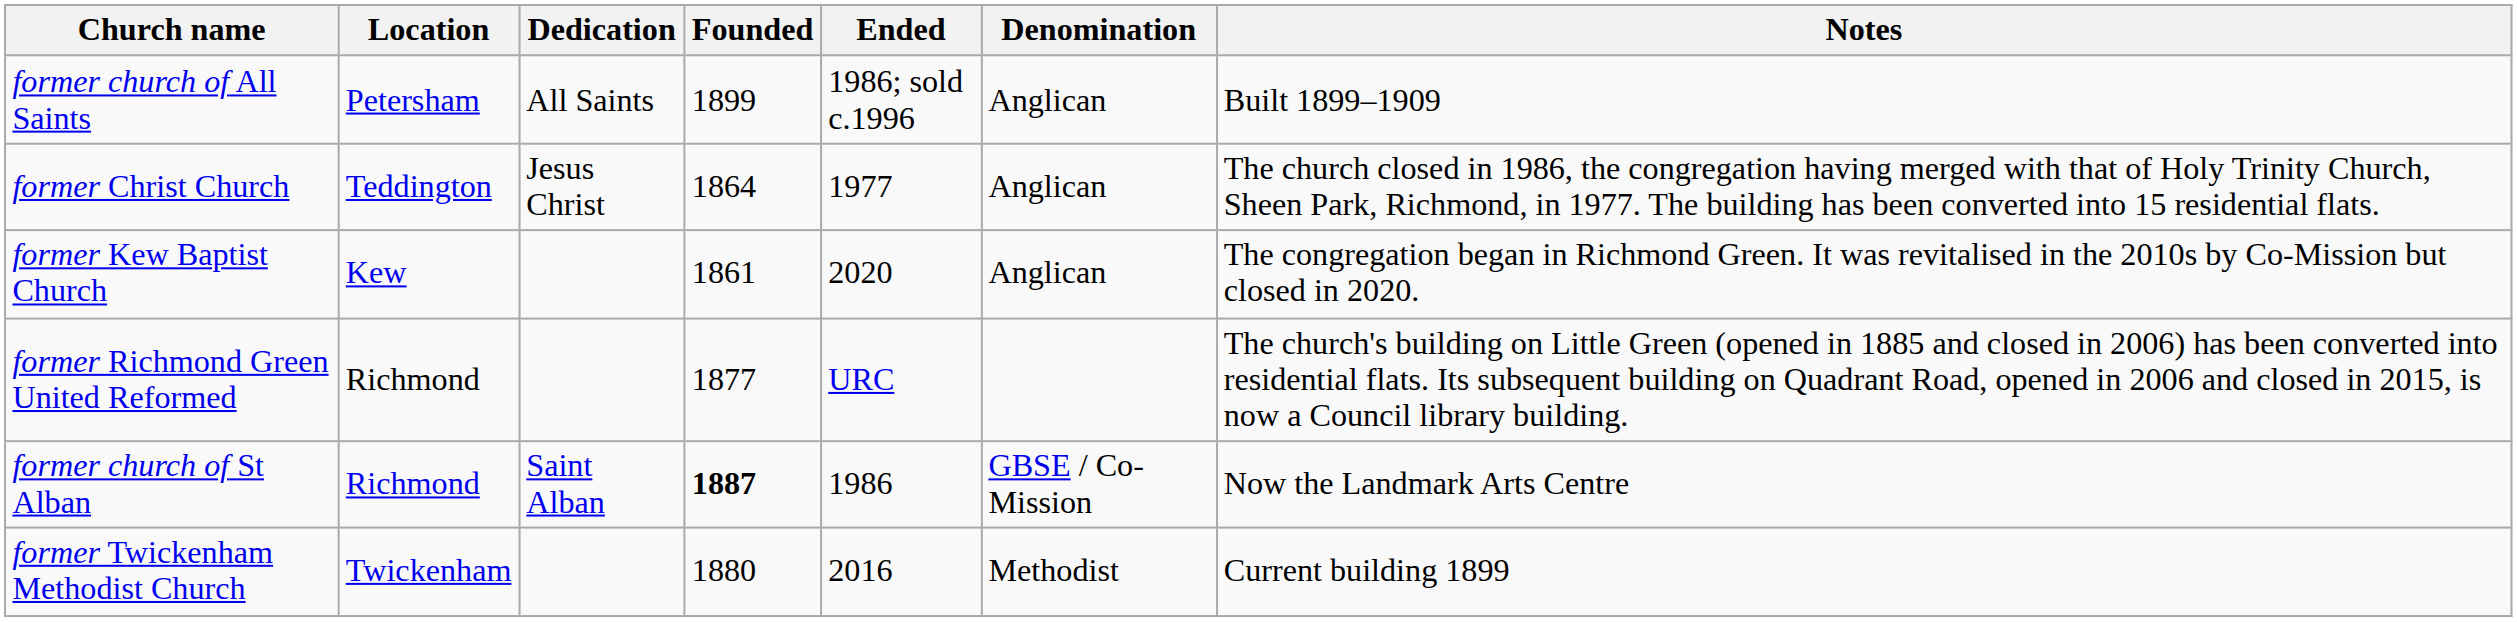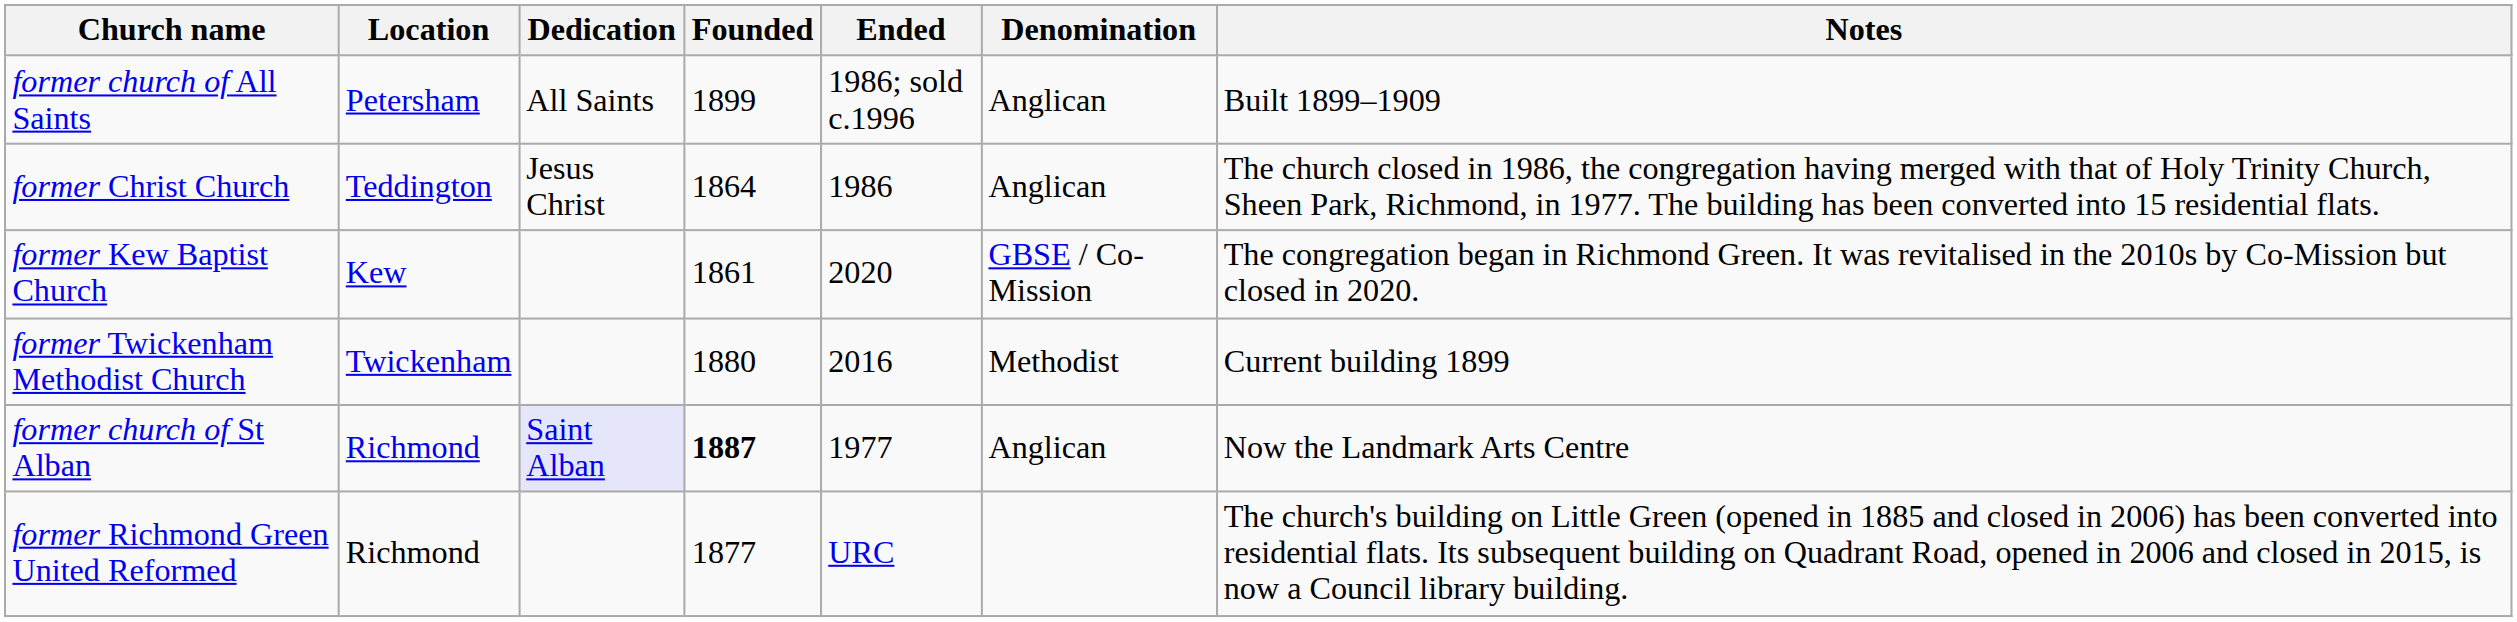(860, 186) 1977 -> (860, 186) 1986
(1047, 273) Anglican -> (1066, 273) GBSE / Co-Mission
rows swapped: (171, 378) <-> (143, 571)
(566, 484) no background -> (566, 447) lavender background
(860, 484) 1986 -> (860, 447) 1977
(1066, 484) GBSE / Co-Mission -> (1047, 447) Anglican
